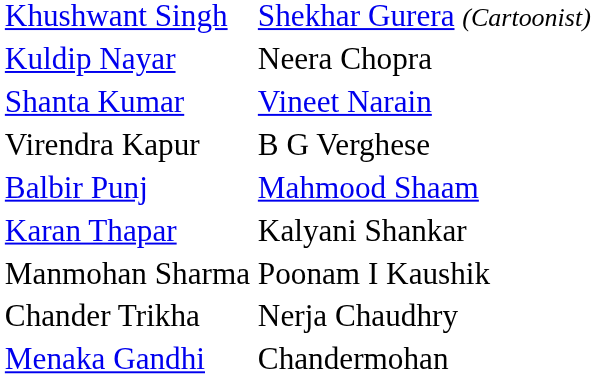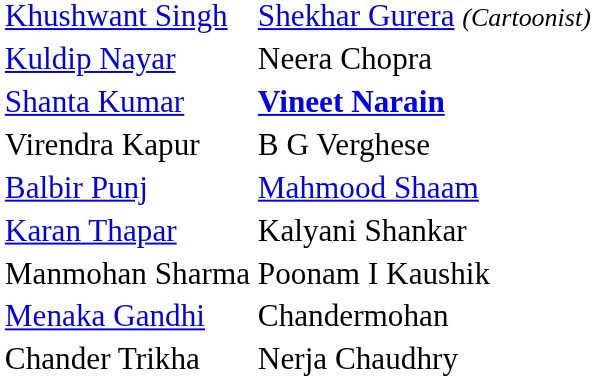(345, 101) normal -> (351, 101) bold
rows swapped: (105, 359) <-> (102, 316)
